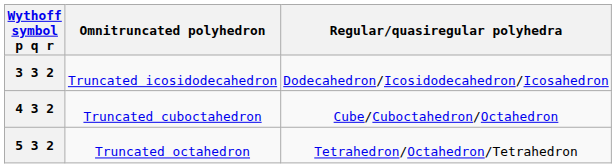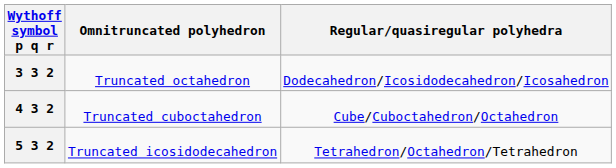(173, 81) Truncated icosidodecahedron -> (173, 81) Truncated octahedron
(173, 152) Truncated octahedron -> (173, 152) Truncated icosidodecahedron
